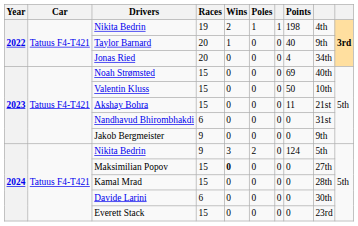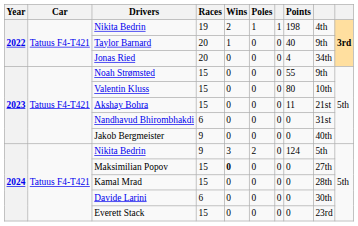(291, 73) 69 -> (291, 73) 55
(324, 73) 40th -> (321, 73) 9th
(291, 89) 50 -> (291, 89) 80
(321, 135) 9th -> (324, 135) 40th
